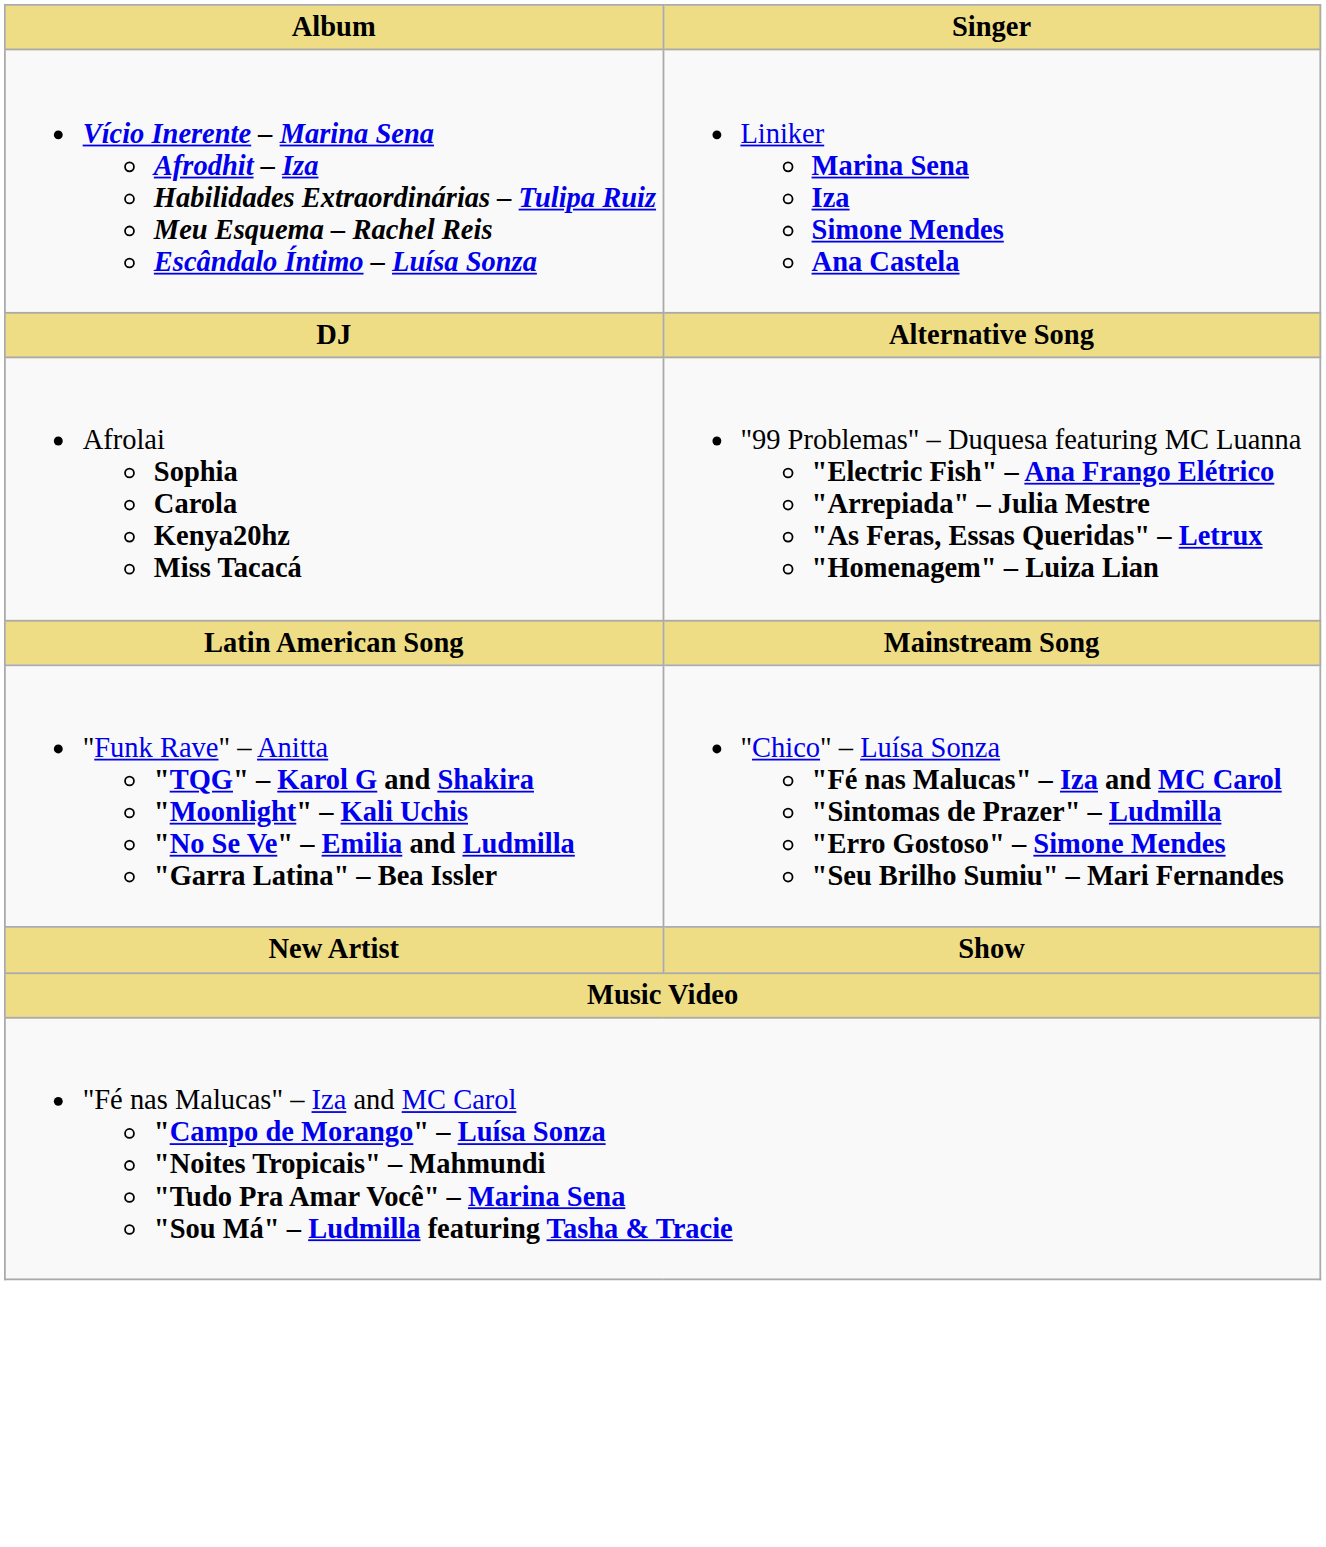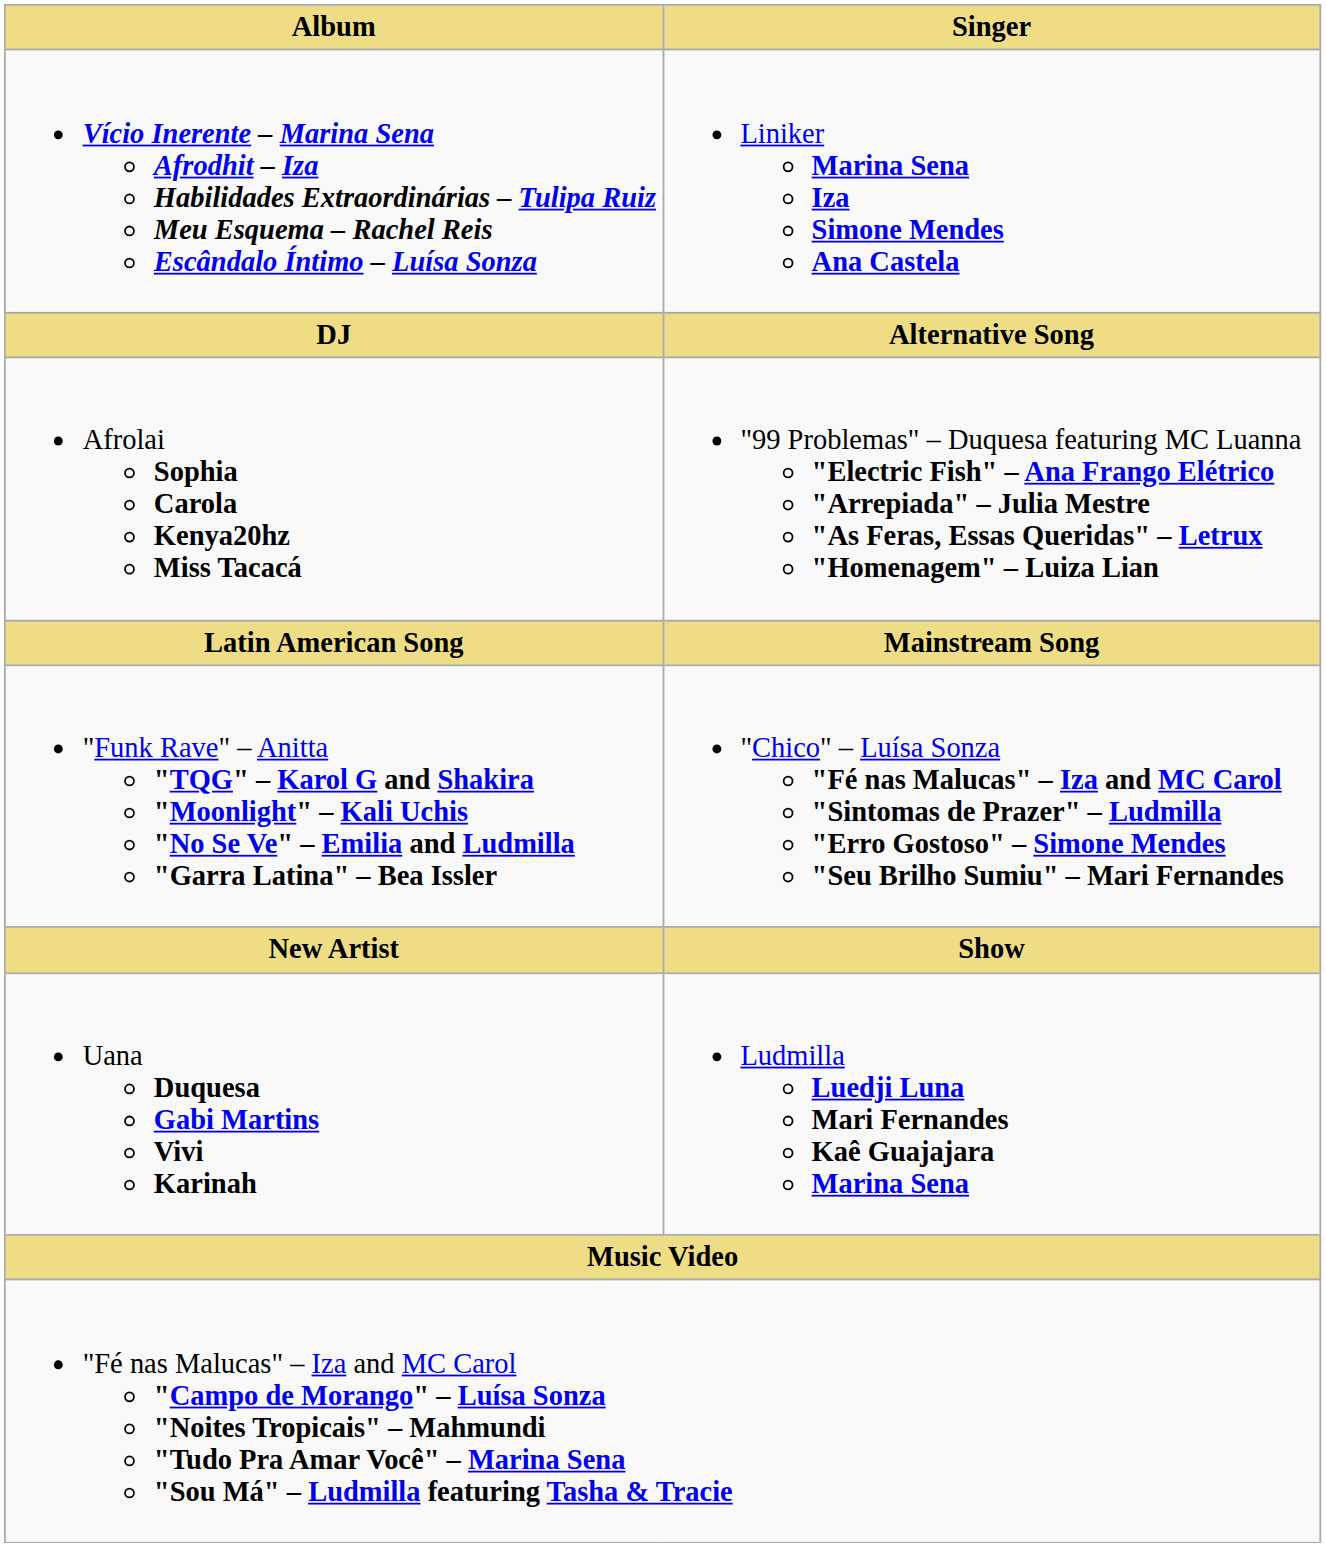+ row: (334, 1120)
